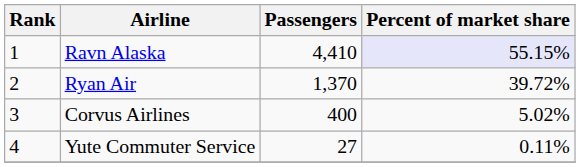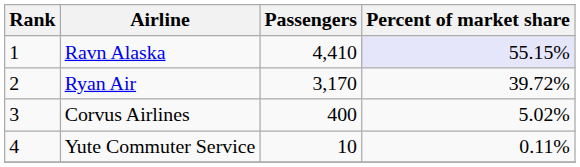(335, 83) 1,370 -> (335, 83) 3,170
(347, 146) 27 -> (347, 146) 10
